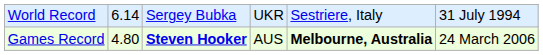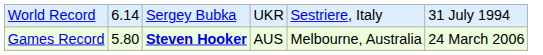(125, 38) 4.80 -> (125, 38) 5.80
(361, 38) bold -> (356, 38) normal
